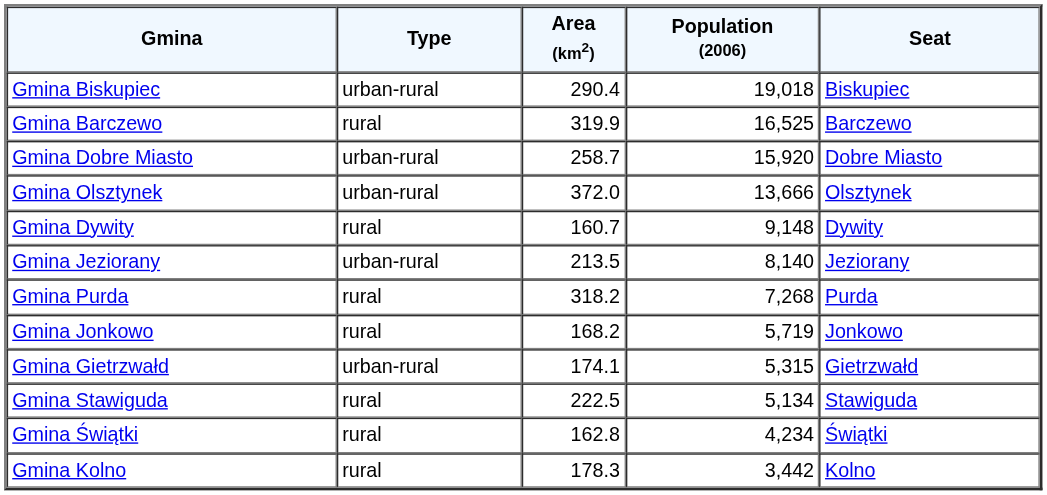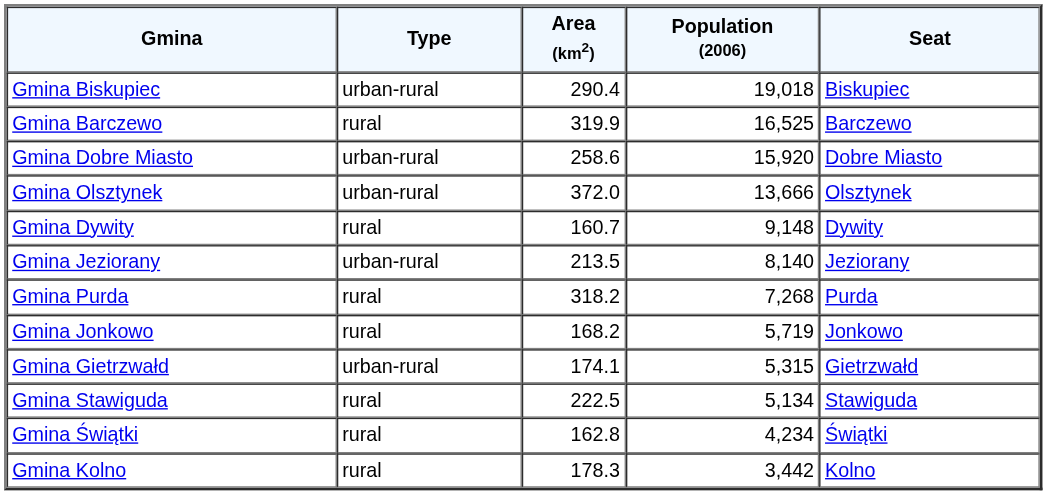(595, 158) 258.7 -> (595, 158) 258.6
